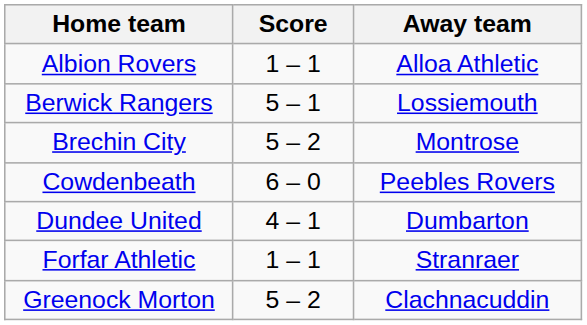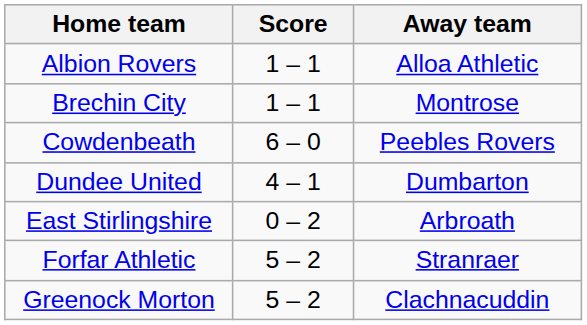- row: (119, 102)
(293, 142) 5 – 2 -> (293, 102) 1 – 1
+ row: (119, 220)
(293, 260) 1 – 1 -> (293, 260) 5 – 2
